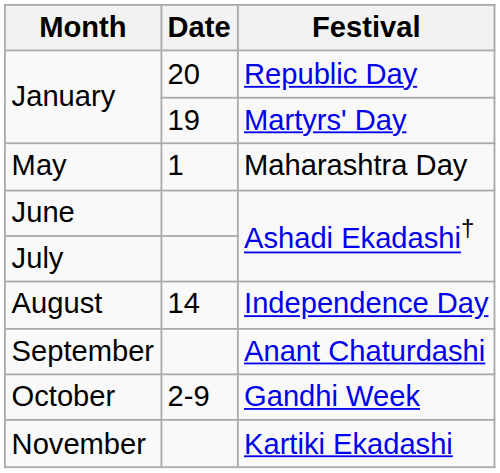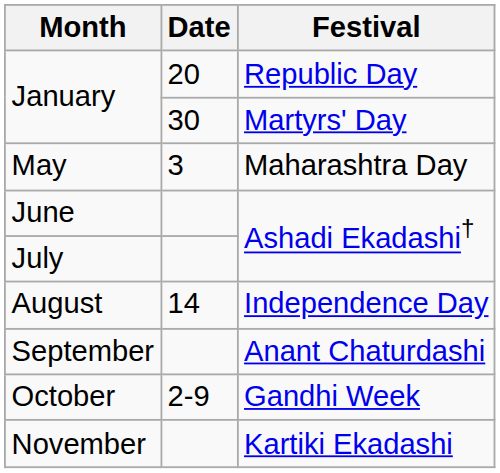(184, 119) 19 -> (184, 119) 30
(176, 166) 1 -> (176, 166) 3
